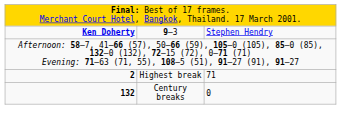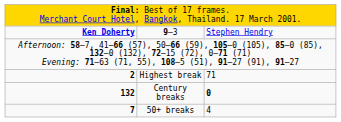(209, 93) normal -> (209, 93) bold
+ row: (170, 111)
